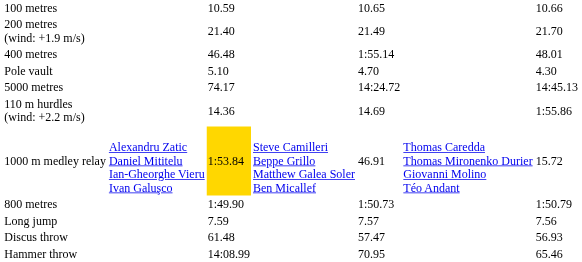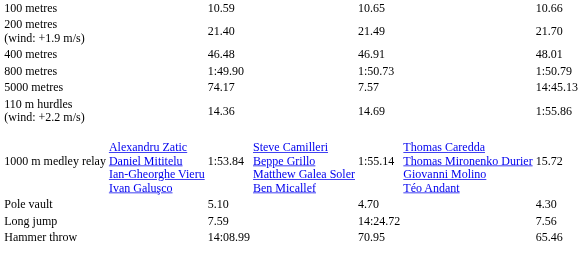(376, 54) 1:55.14 -> (371, 54) 46.91
rows swapped: (31, 204) <-> (28, 71)
(379, 87) 14:24.72 -> (368, 87) 7.57
(226, 161) gold background -> (226, 161) no background
(371, 161) 46.91 -> (376, 161) 1:55.14
(368, 221) 7.57 -> (379, 221) 14:24.72
- row: (36, 237)
